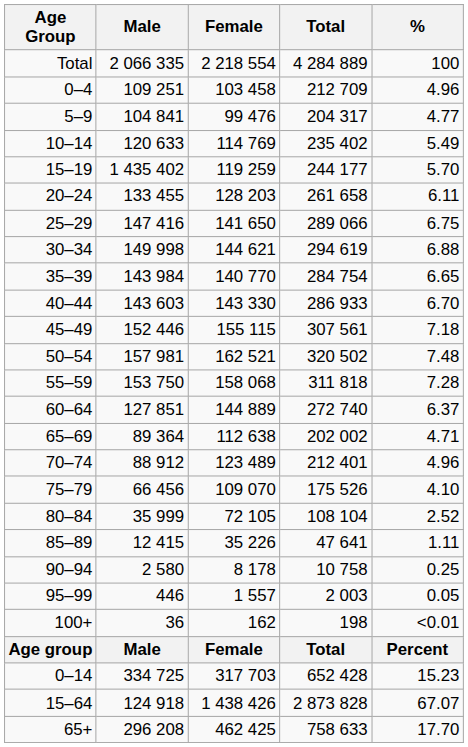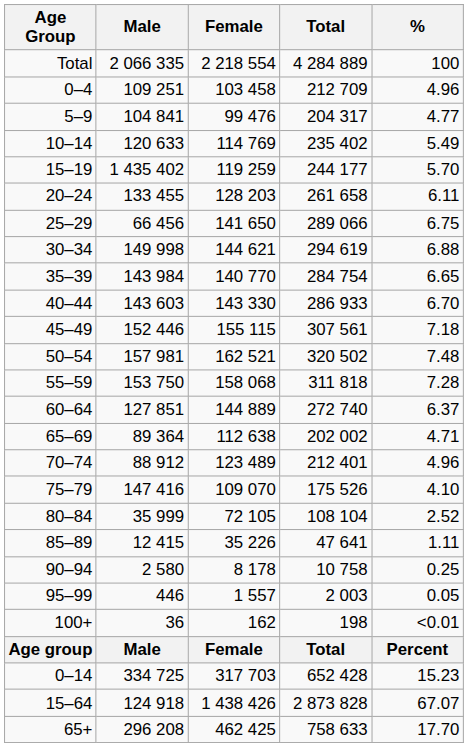(154, 223) 147 416 -> (158, 223) 66 456
(158, 489) 66 456 -> (154, 489) 147 416
